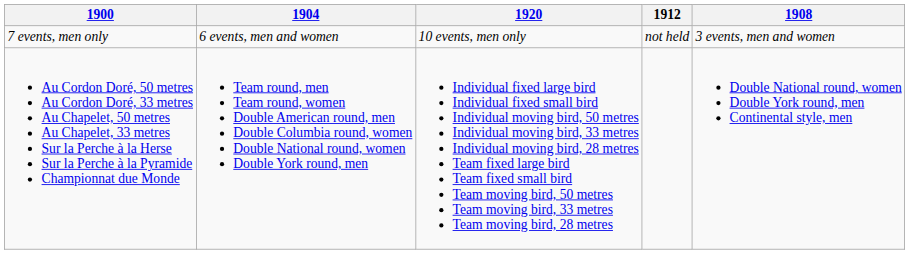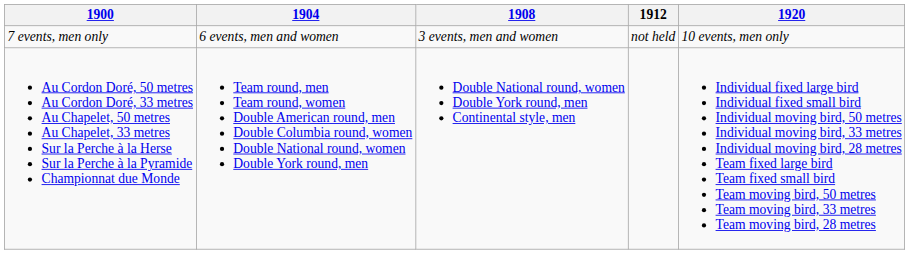columns swapped: (799, 15) <-> (529, 15)
